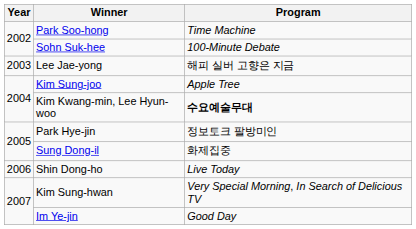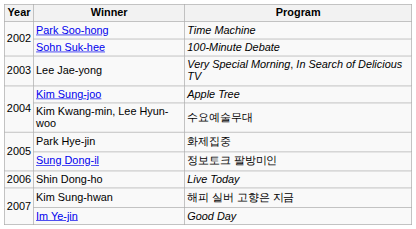(241, 65) 해피 실버 고향은 지금 -> (295, 71) Very Special Morning, In Search of Delicious TV
(220, 107) bold -> (220, 117) normal
(232, 131) 정보토크 팔방미인 -> (209, 141) 화제집중
(209, 150) 화제집중 -> (232, 161) 정보토크 팔방미인
(295, 192) Very Special Morning, In Search of Delicious TV -> (241, 197) 해피 실버 고향은 지금
